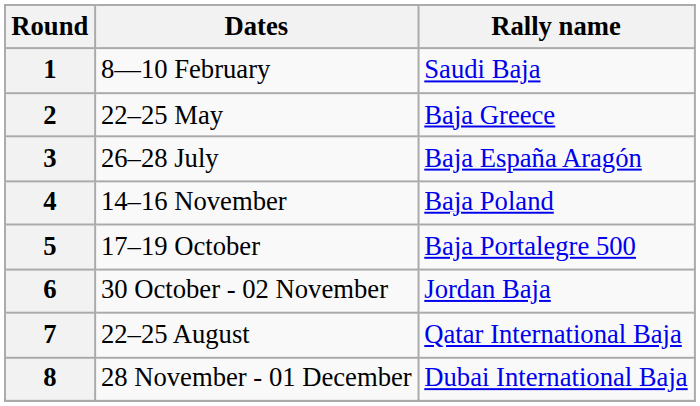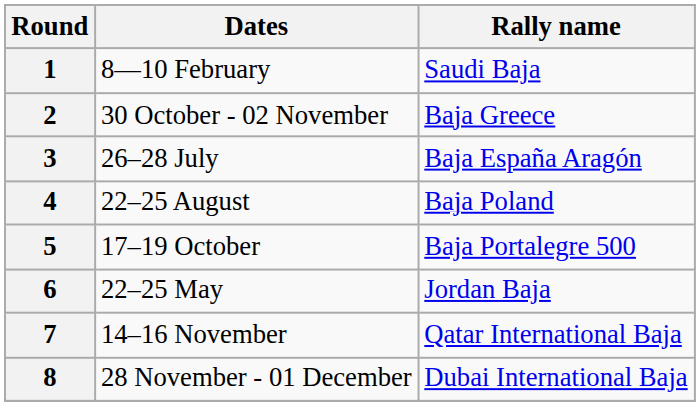(162, 114) 22–25 May -> (244, 114) 30 October - 02 November
(194, 201) 14–16 November -> (175, 201) 22–25 August
(244, 289) 30 October - 02 November -> (162, 289) 22–25 May
(175, 333) 22–25 August -> (194, 333) 14–16 November
